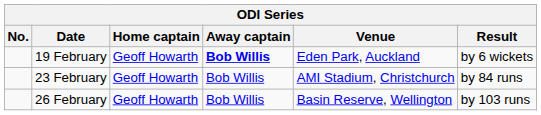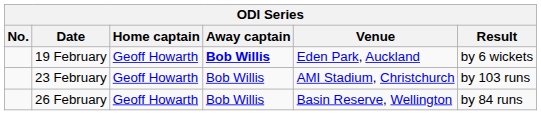(492, 78) by 84 runs -> (495, 78) by 103 runs
(495, 99) by 103 runs -> (492, 99) by 84 runs
